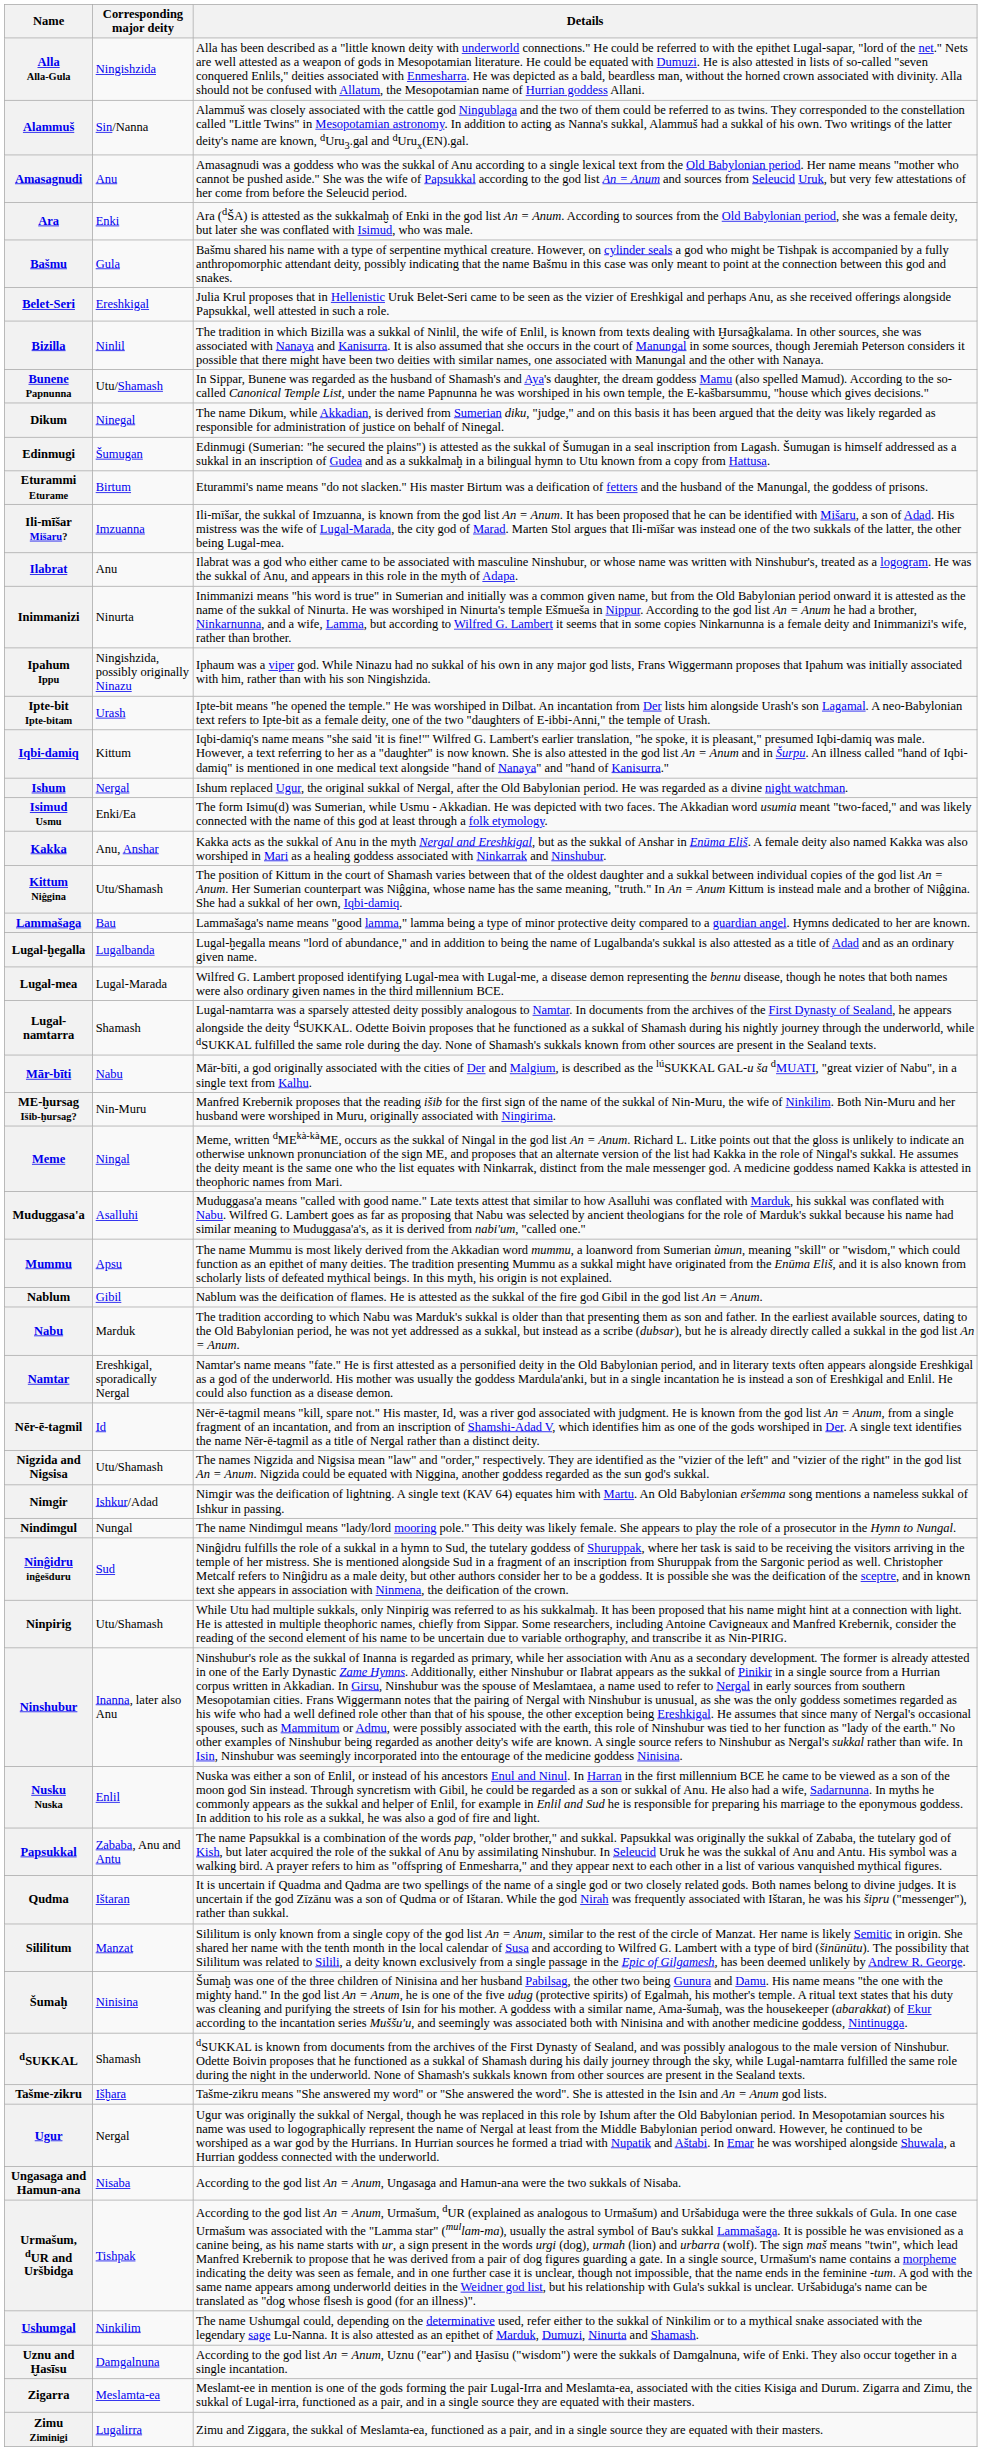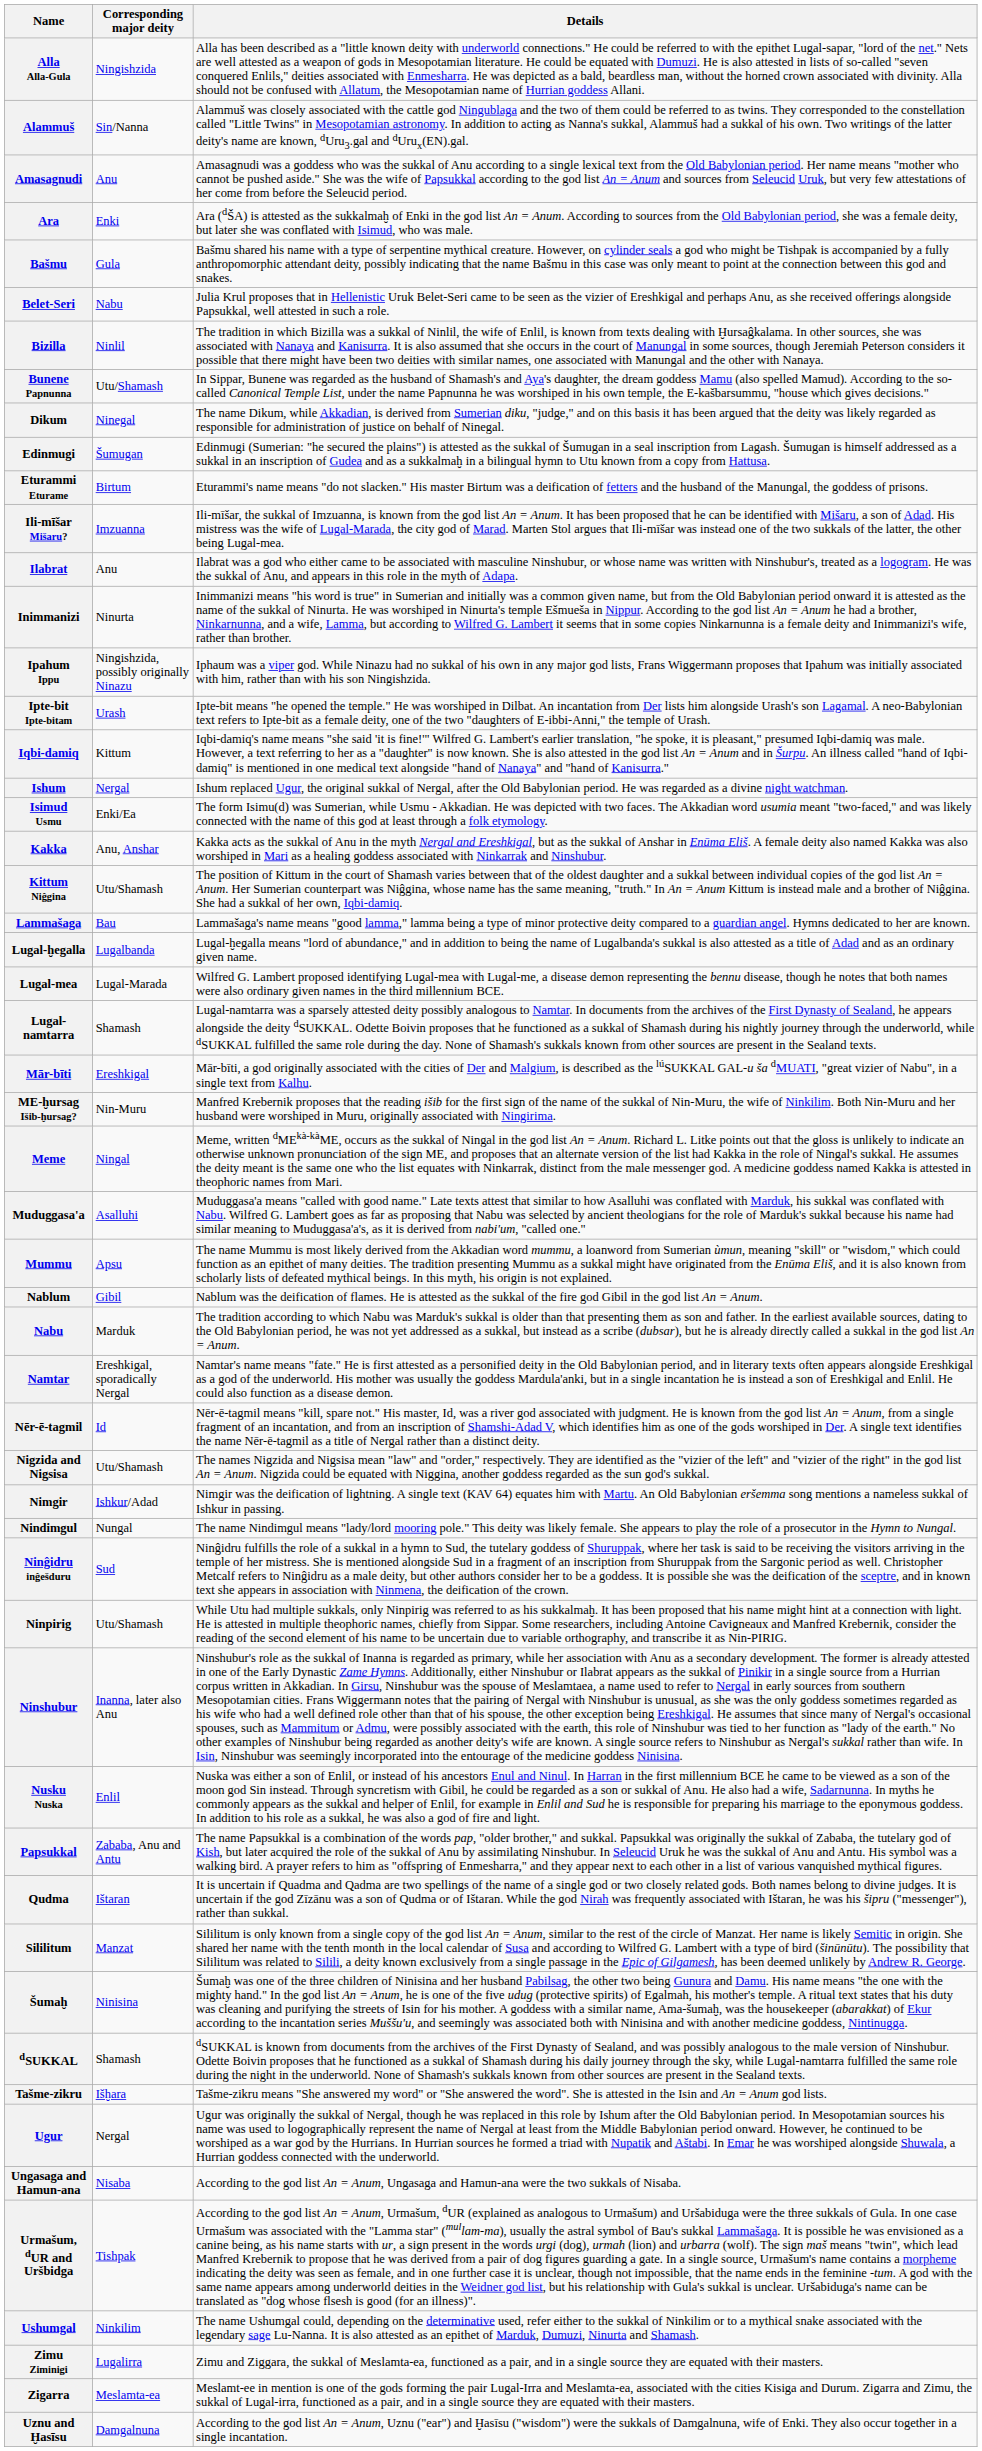(122, 304) Ereshkigal -> (109, 304) Nabu
(109, 1073) Nabu -> (122, 1073) Ereshkigal
rows swapped: (49, 2361) <-> (49, 2429)
